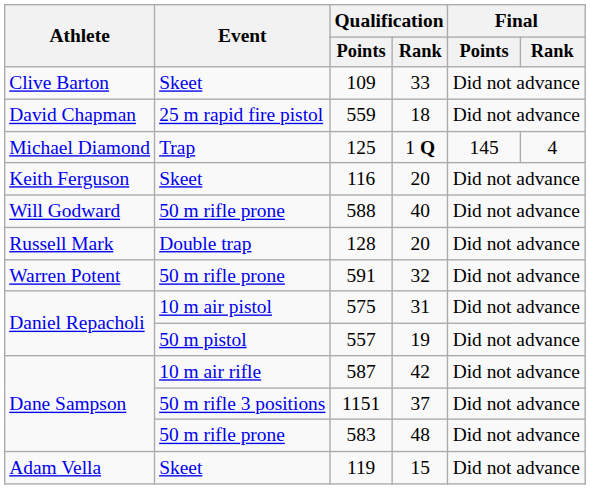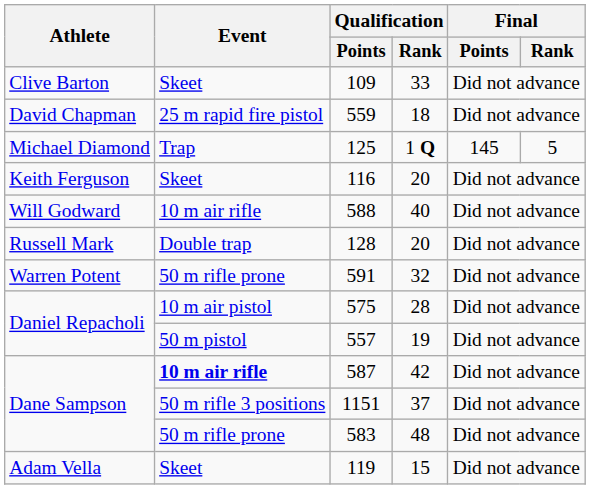(552, 147) 4 -> (552, 147) 5
(222, 211) 50 m rifle prone -> (210, 211) 10 m air rifle
(420, 307) 31 -> (420, 307) 28
(210, 371) normal -> (213, 371) bold
